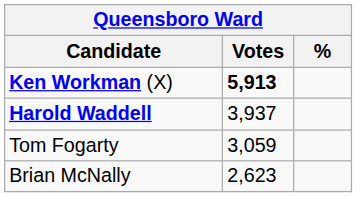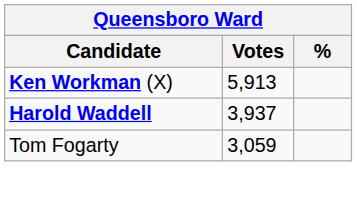(252, 82) bold -> (252, 82) normal
- row: (70, 176)
